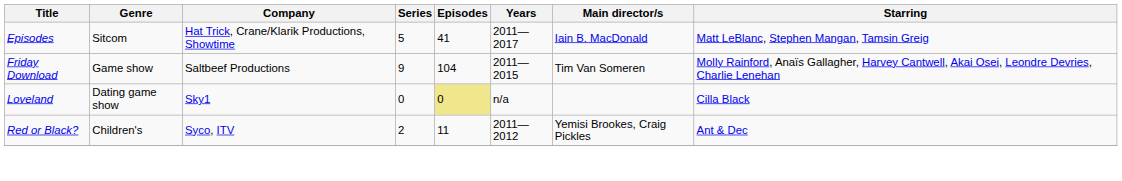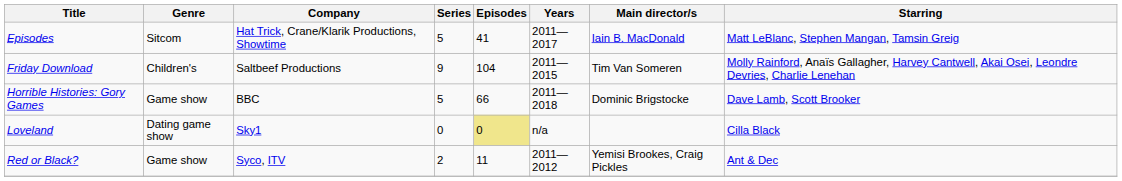(123, 68) Game show -> (172, 68) Children's
+ row: (66, 99)
(117, 130) Children's -> (177, 161) Game show
